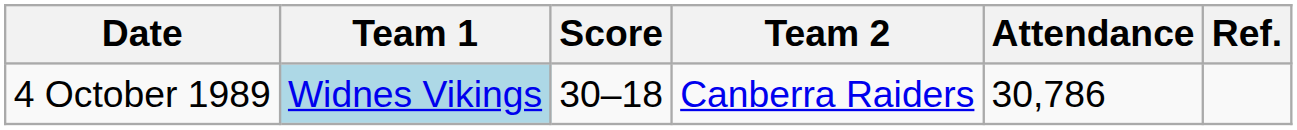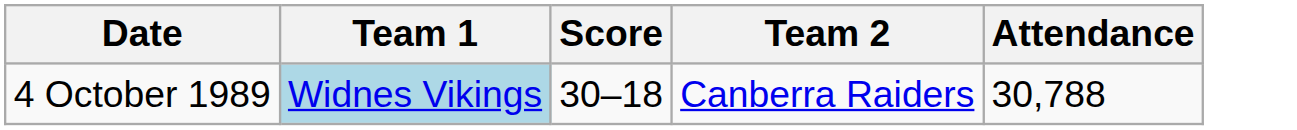- column: (1247, 34)
(1049, 93) 30,786 -> (1049, 93) 30,788
